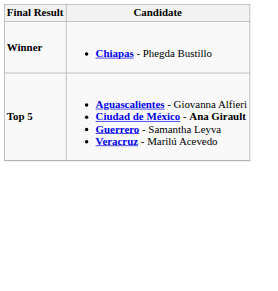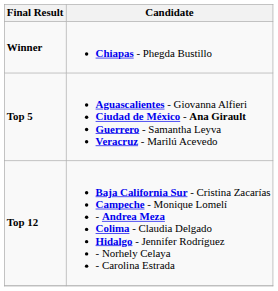+ row: (23, 223)
